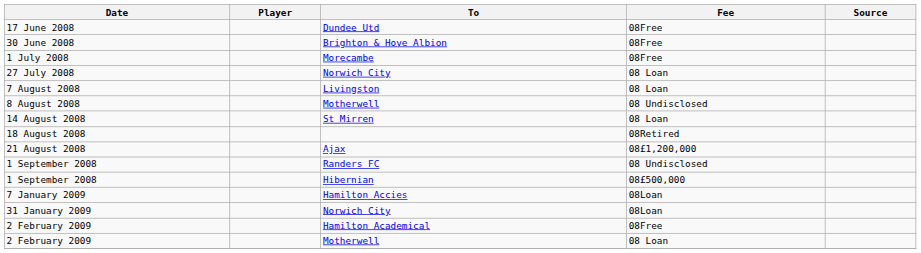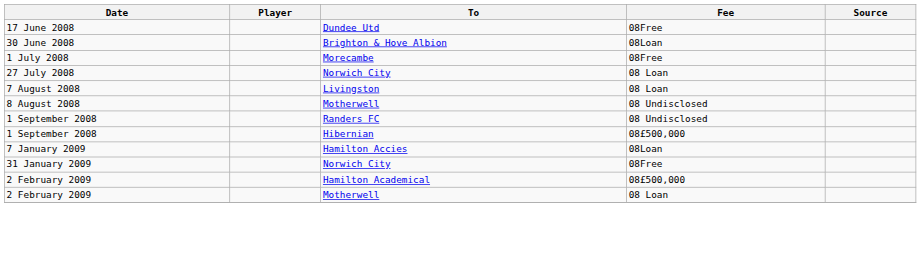(646, 42) 08Free -> (646, 42) 08Loan
- row: (46, 119)
- row: (46, 134)
- row: (46, 149)
(646, 210) 08Loan -> (646, 165) 08Free
(646, 226) 08Free -> (657, 180) 08£500,000
